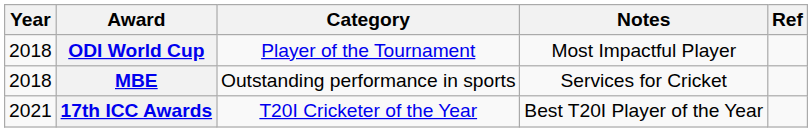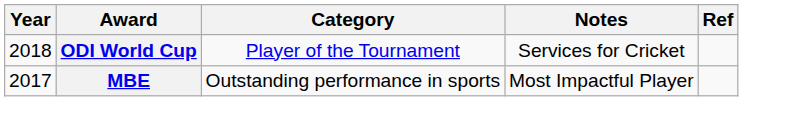(644, 50) Most Impactful Player -> (601, 50) Services for Cricket
(30, 80) 2018 -> (30, 80) 2017
(644, 80) Services for Cricket -> (601, 80) Most Impactful Player
- row: (136, 111)
